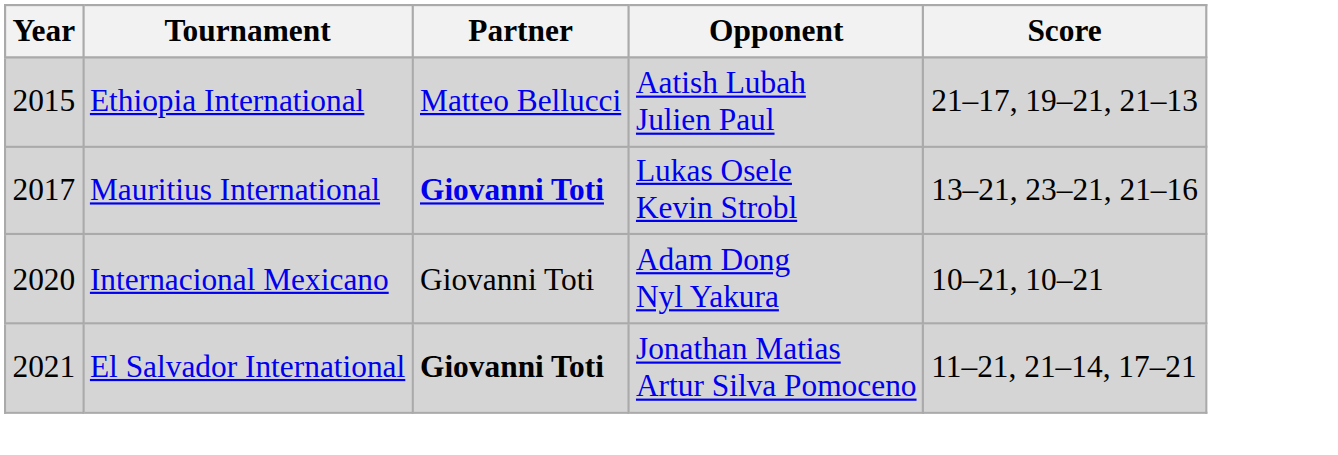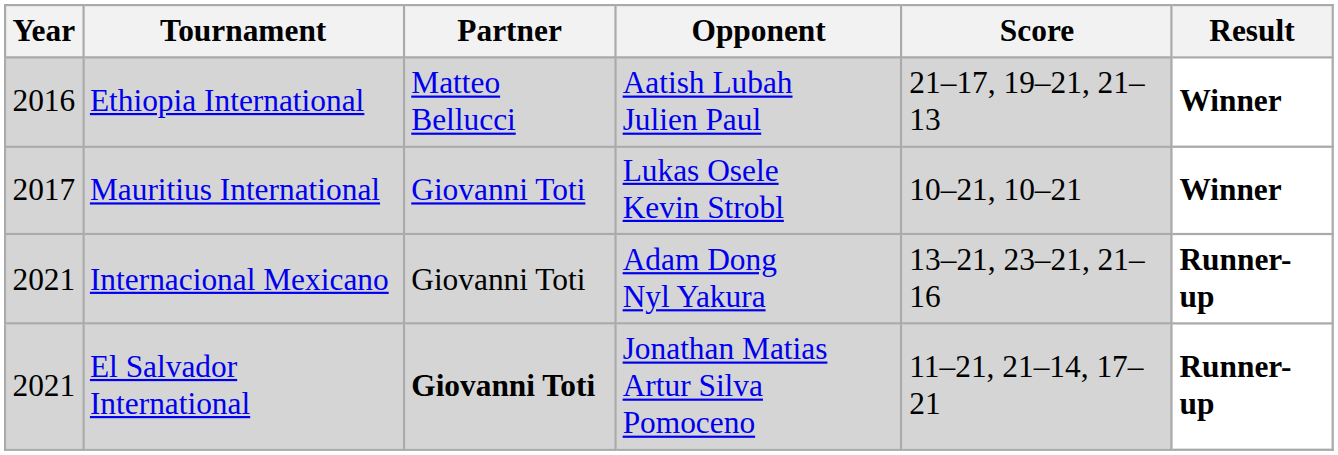+ column: (1252, 30)
(44, 101) 2015 -> (44, 101) 2016
(512, 189) bold -> (498, 189) normal
(1065, 189) 13–21, 23–21, 21–16 -> (996, 189) 10–21, 10–21
(44, 278) 2020 -> (44, 278) 2021
(1018, 278) 10–21, 10–21 -> (1027, 278) 13–21, 23–21, 21–16
